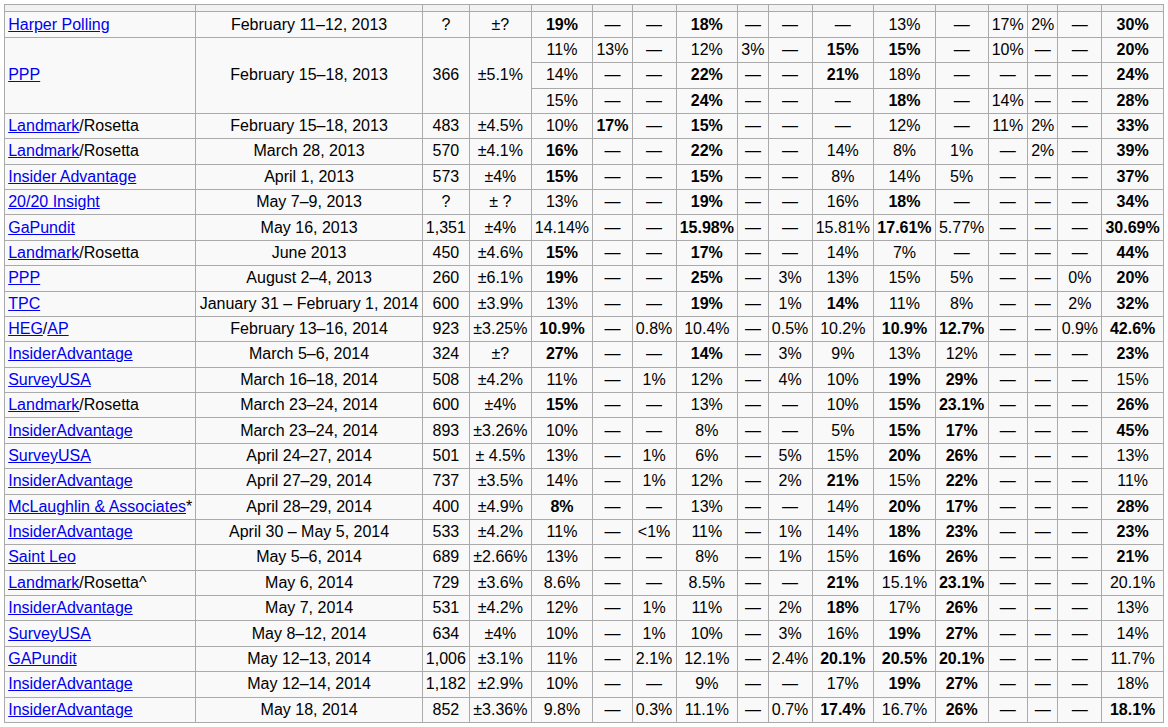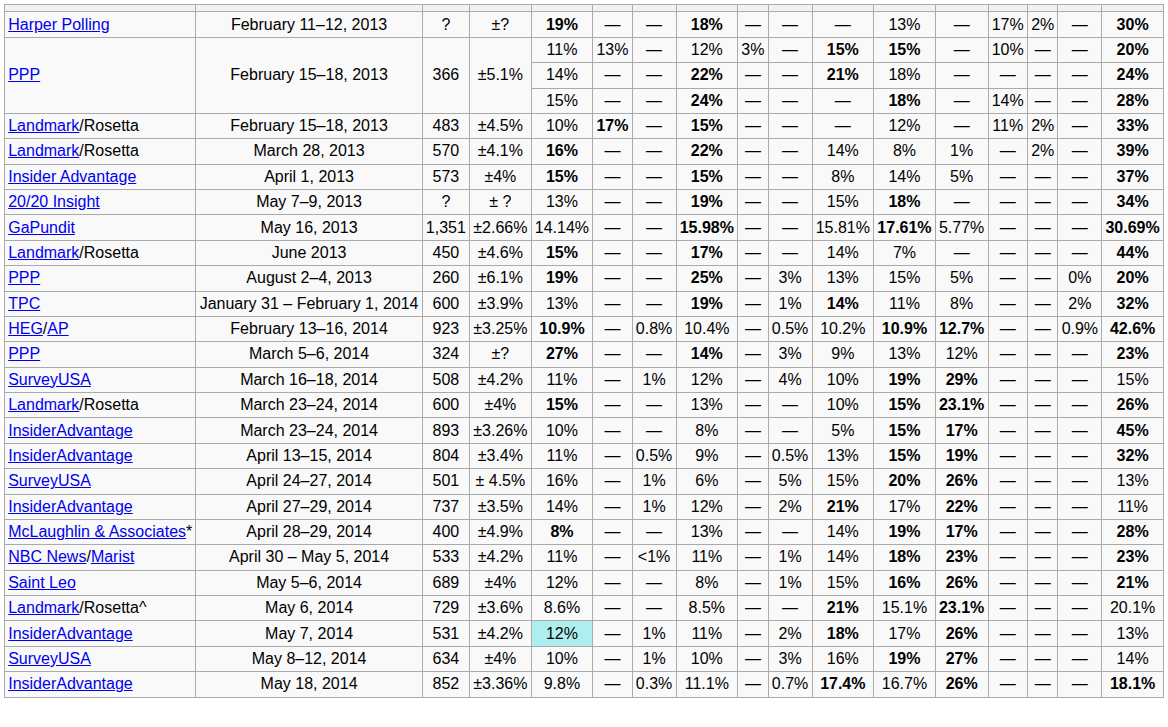(843, 202) 16% -> (843, 202) 15%
(500, 227) ±4% -> (500, 227) ±2.66%
(70, 354) InsiderAdvantage -> (24, 354) PPP
+ row: (309, 455)
(562, 455) 13% -> (562, 481) 16%
(904, 481) 15% -> (904, 506) 17%
(904, 506) 20% -> (904, 532) 19%
(70, 532) InsiderAdvantage -> (71, 557) NBC News/Marist
(500, 557) ±2.66% -> (500, 582) ±4%
(562, 557) 13% -> (562, 582) 12%
(562, 608) no background -> (562, 633) paleturquoise background
- row: (309, 658)
- row: (309, 684)
